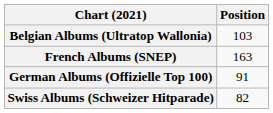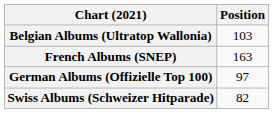(242, 77) 91 -> (242, 77) 97
